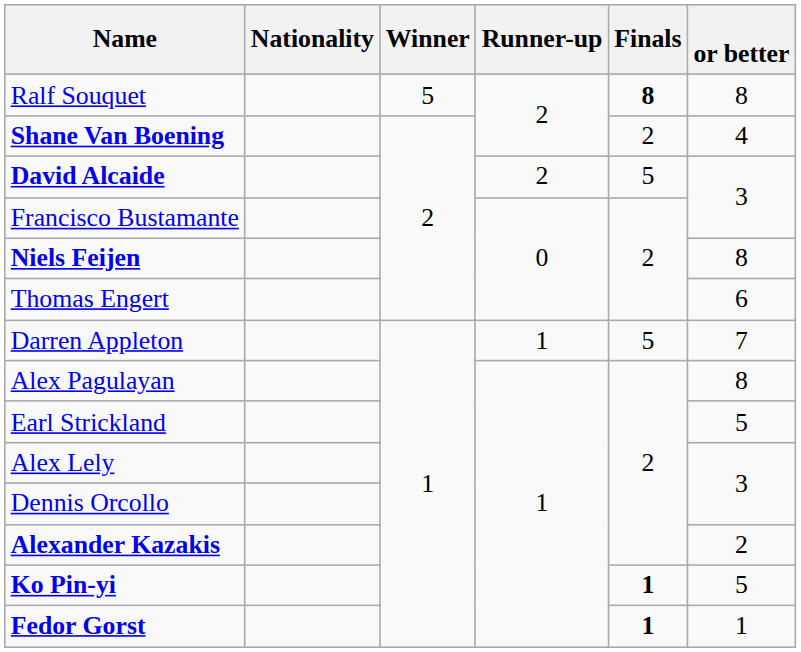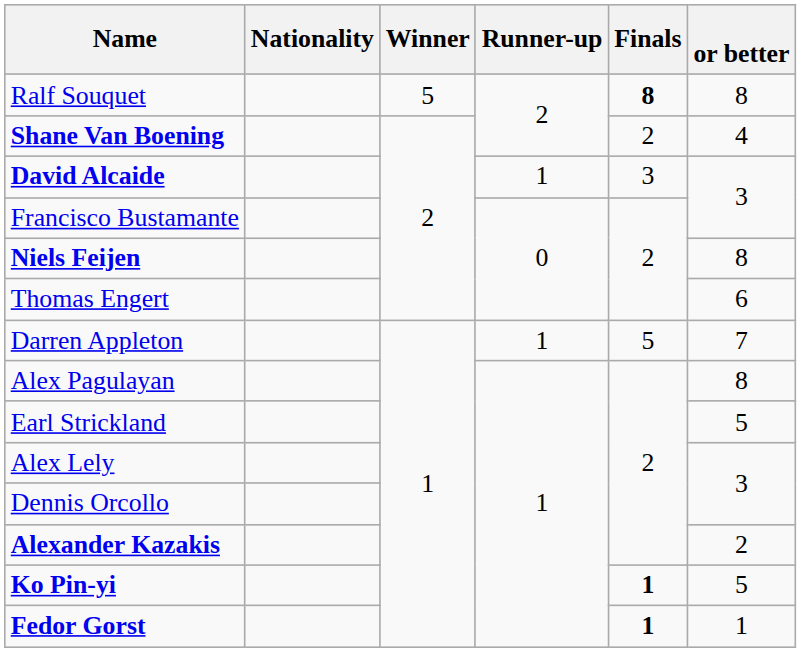(542, 176) 2 -> (542, 176) 1
(648, 176) 5 -> (648, 176) 3
